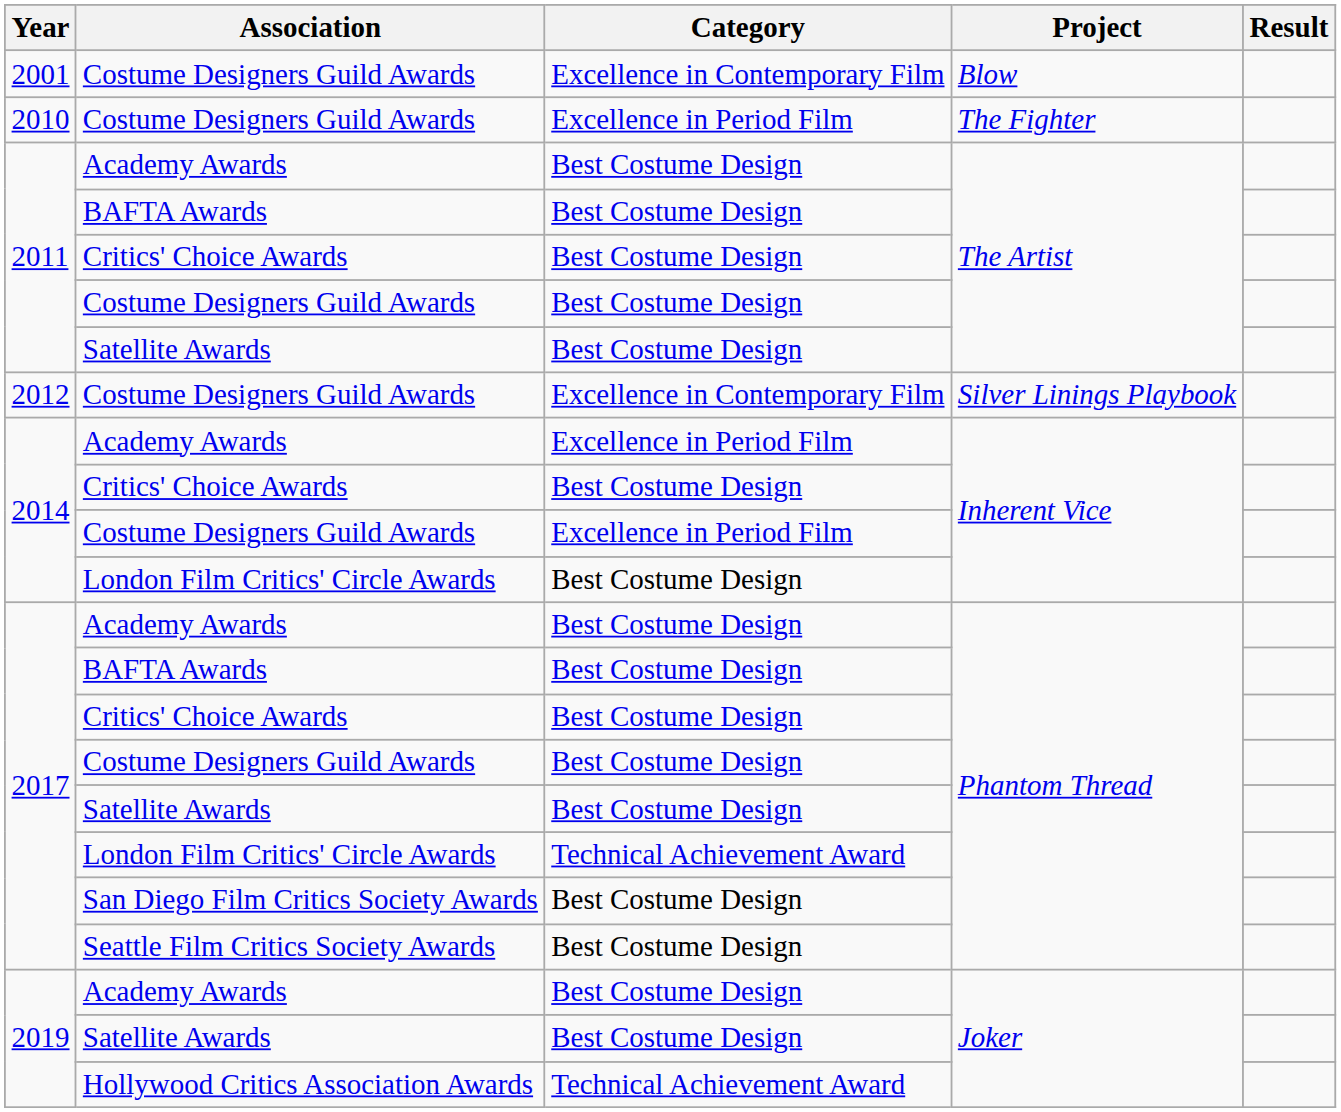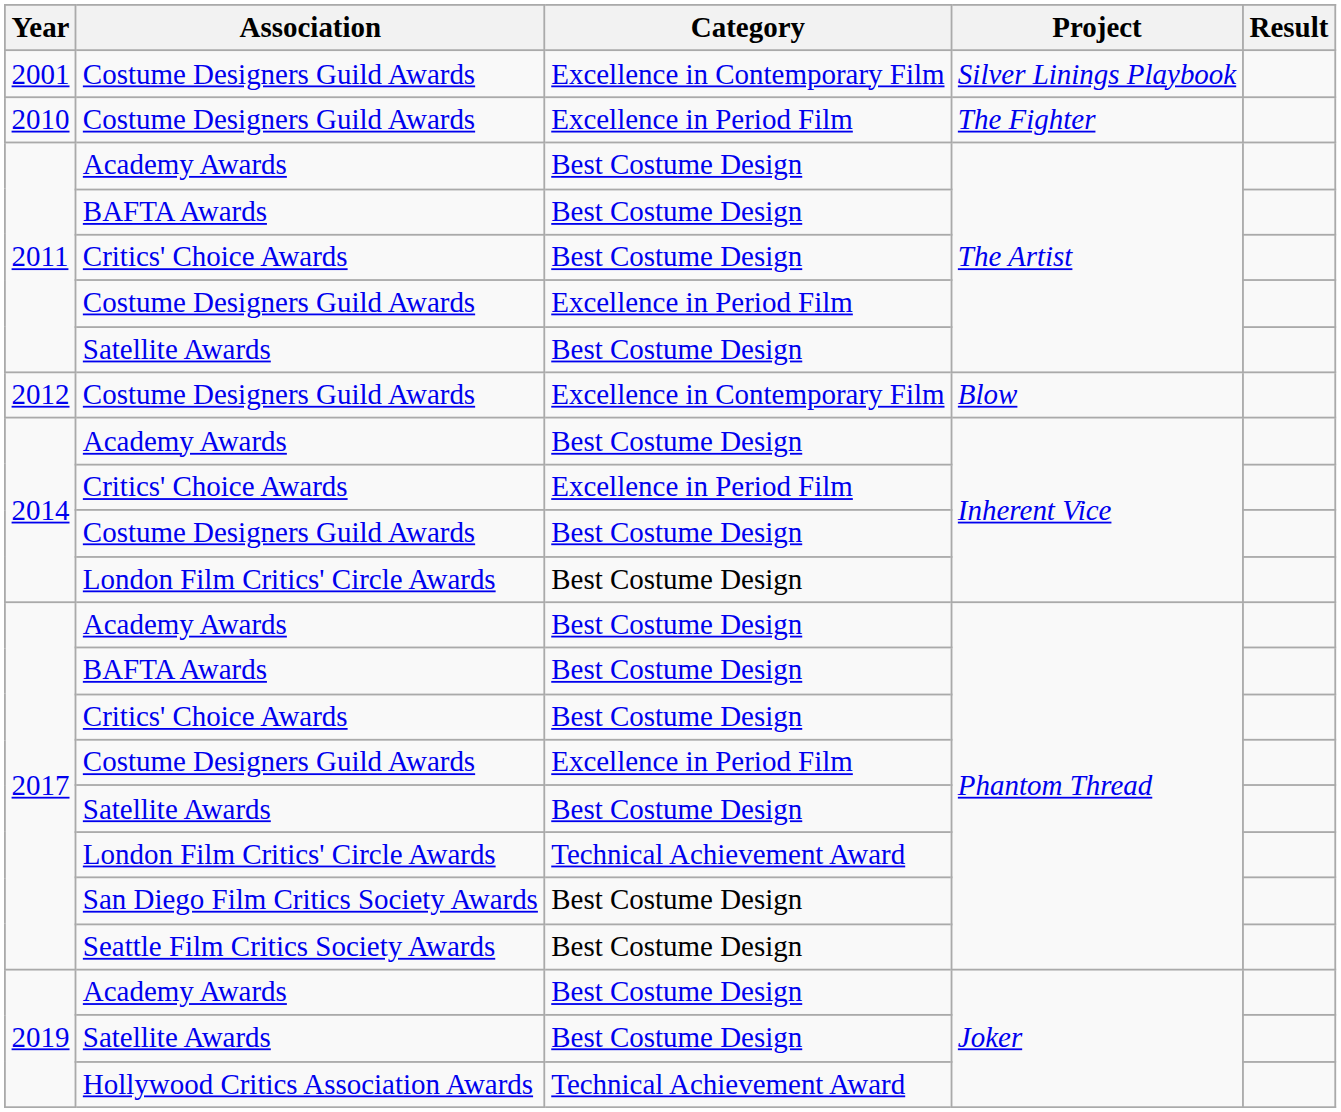(988, 73) Blow -> (1097, 73) Silver Linings Playbook
(677, 303) Best Costume Design -> (702, 303) Excellence in Period Film
(1097, 394) Silver Linings Playbook -> (988, 394) Blow
(702, 440) Excellence in Period Film -> (677, 440) Best Costume Design
(677, 486) Best Costume Design -> (702, 486) Excellence in Period Film
(702, 532) Excellence in Period Film -> (677, 532) Best Costume Design
(677, 762) Best Costume Design -> (702, 762) Excellence in Period Film
